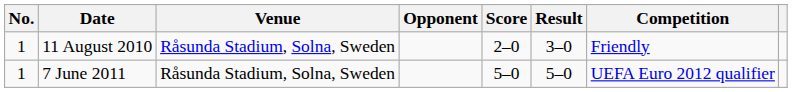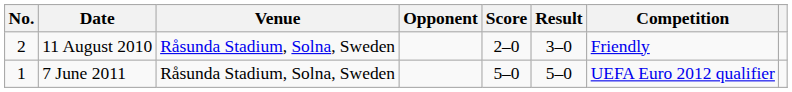(21, 45) 1 -> (21, 45) 2
